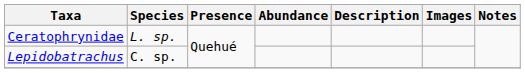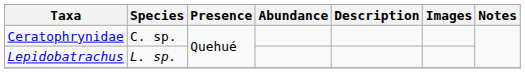(153, 36) L. sp. -> (153, 36) C. sp.
(153, 57) C. sp. -> (153, 57) L. sp.
